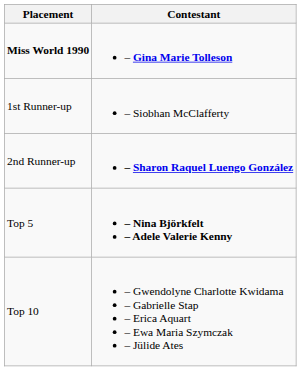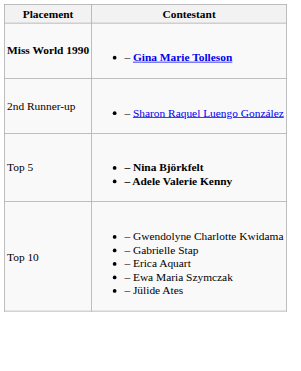- row: (39, 106)
(194, 168) bold -> (189, 113) normal
